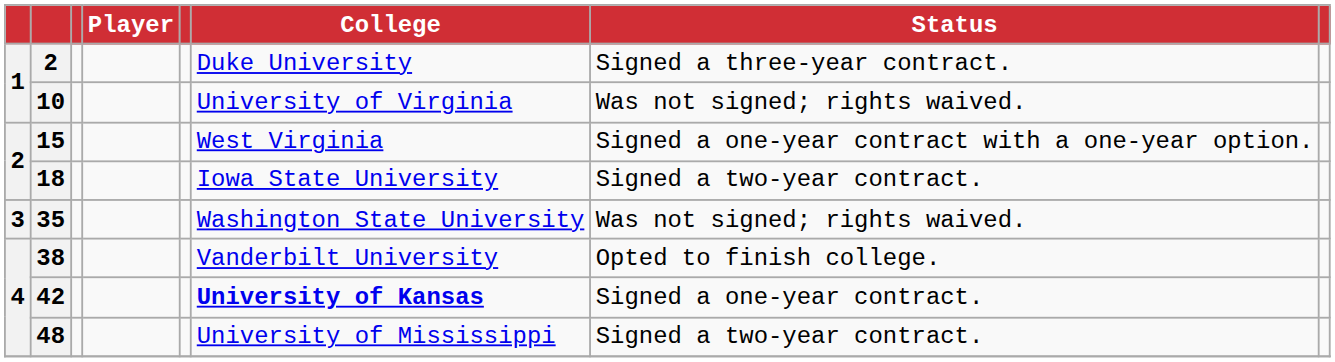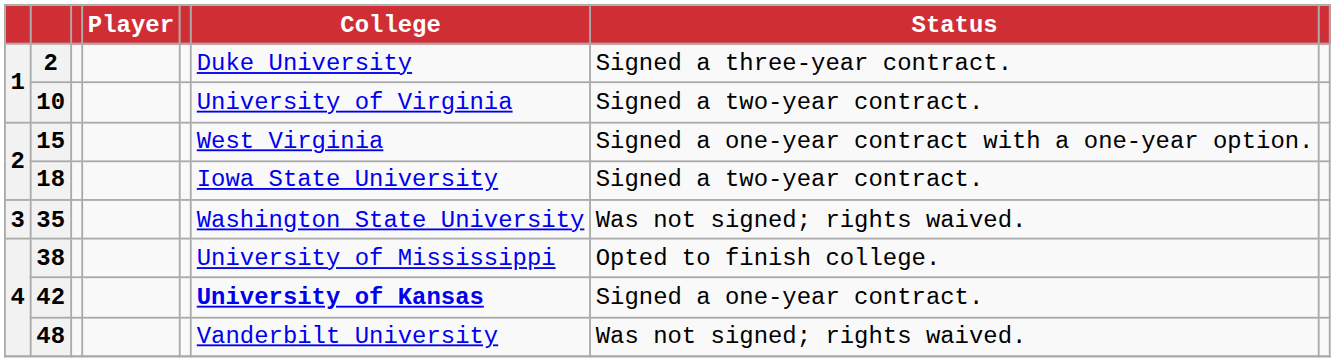(811, 102) Was not signed; rights waived. -> (790, 102) Signed a two-year contract.
(347, 258) Vanderbilt University -> (376, 258) University of Mississippi
(376, 336) University of Mississippi -> (347, 336) Vanderbilt University
(790, 336) Signed a two-year contract. -> (811, 336) Was not signed; rights waived.
